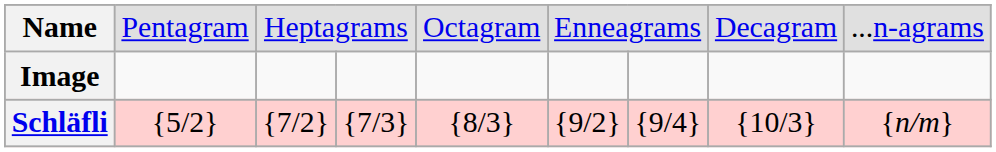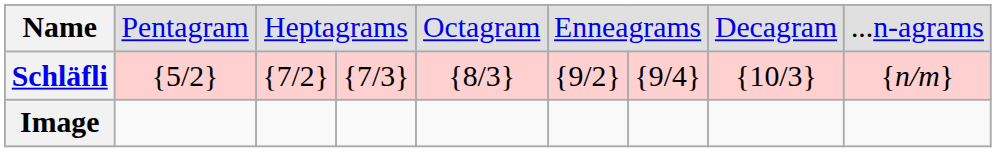rows swapped: (60, 122) <-> (60, 75)
